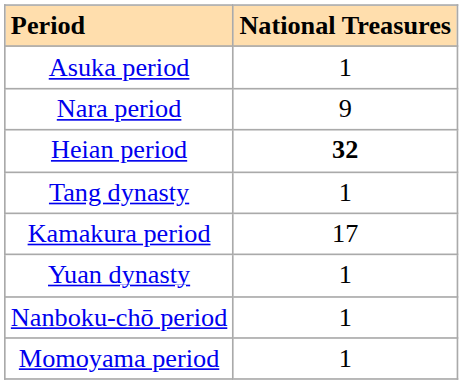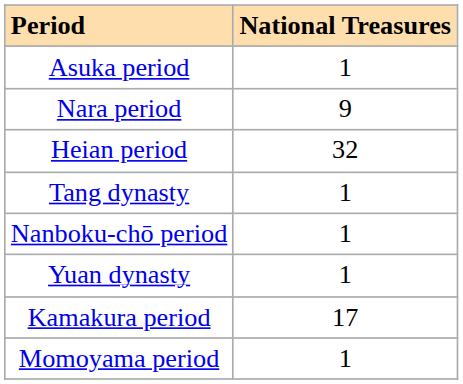(345, 150) bold -> (345, 150) normal
rows swapped: (119, 233) <-> (119, 316)
